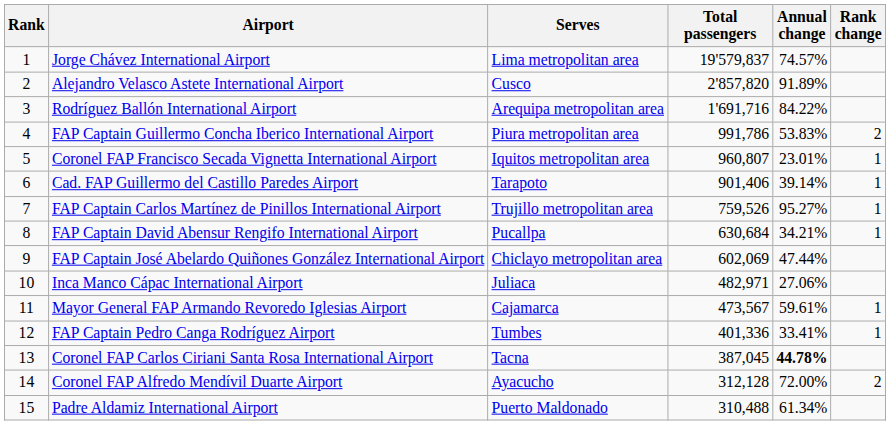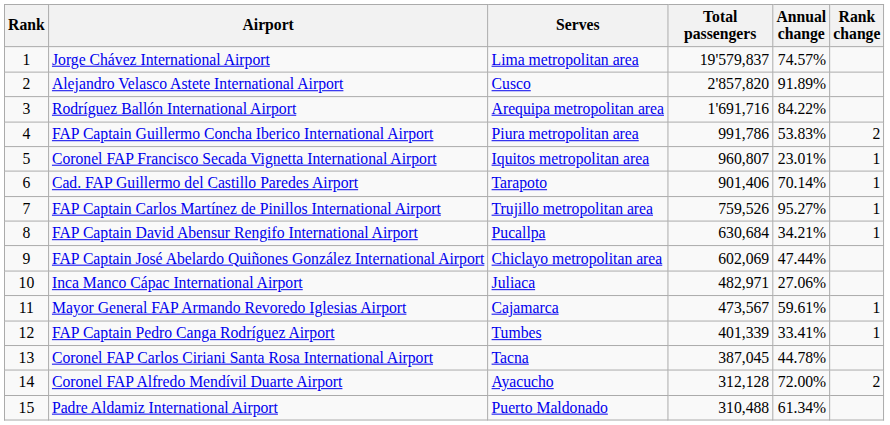(803, 183) 39.14% -> (802, 183) 70.14%
(744, 332) 401,336 -> (744, 332) 401,339
(802, 357) bold -> (802, 357) normal
